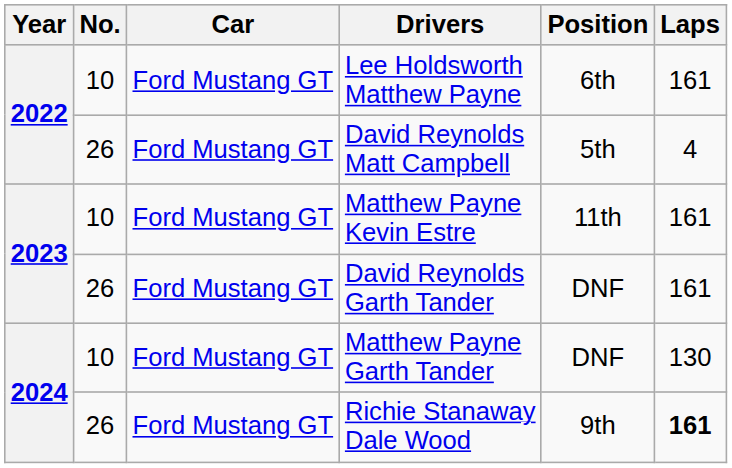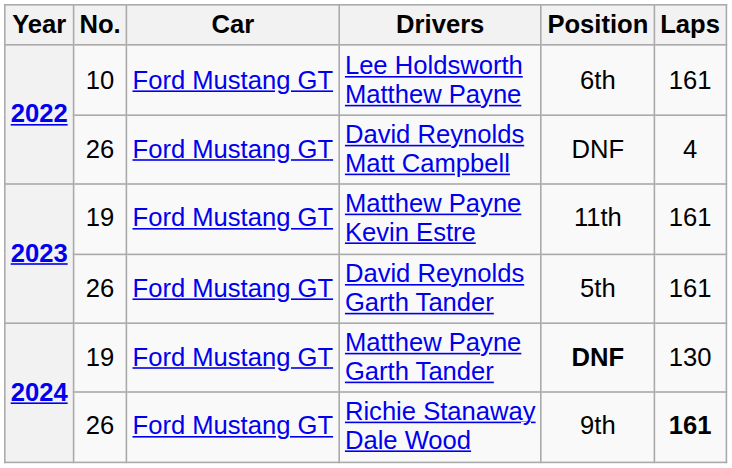(598, 149) 5th -> (598, 149) DNF
(100, 218) 10 -> (100, 218) 19
(598, 288) DNF -> (598, 288) 5th
(100, 357) 10 -> (100, 357) 19
(598, 357) normal -> (598, 357) bold
